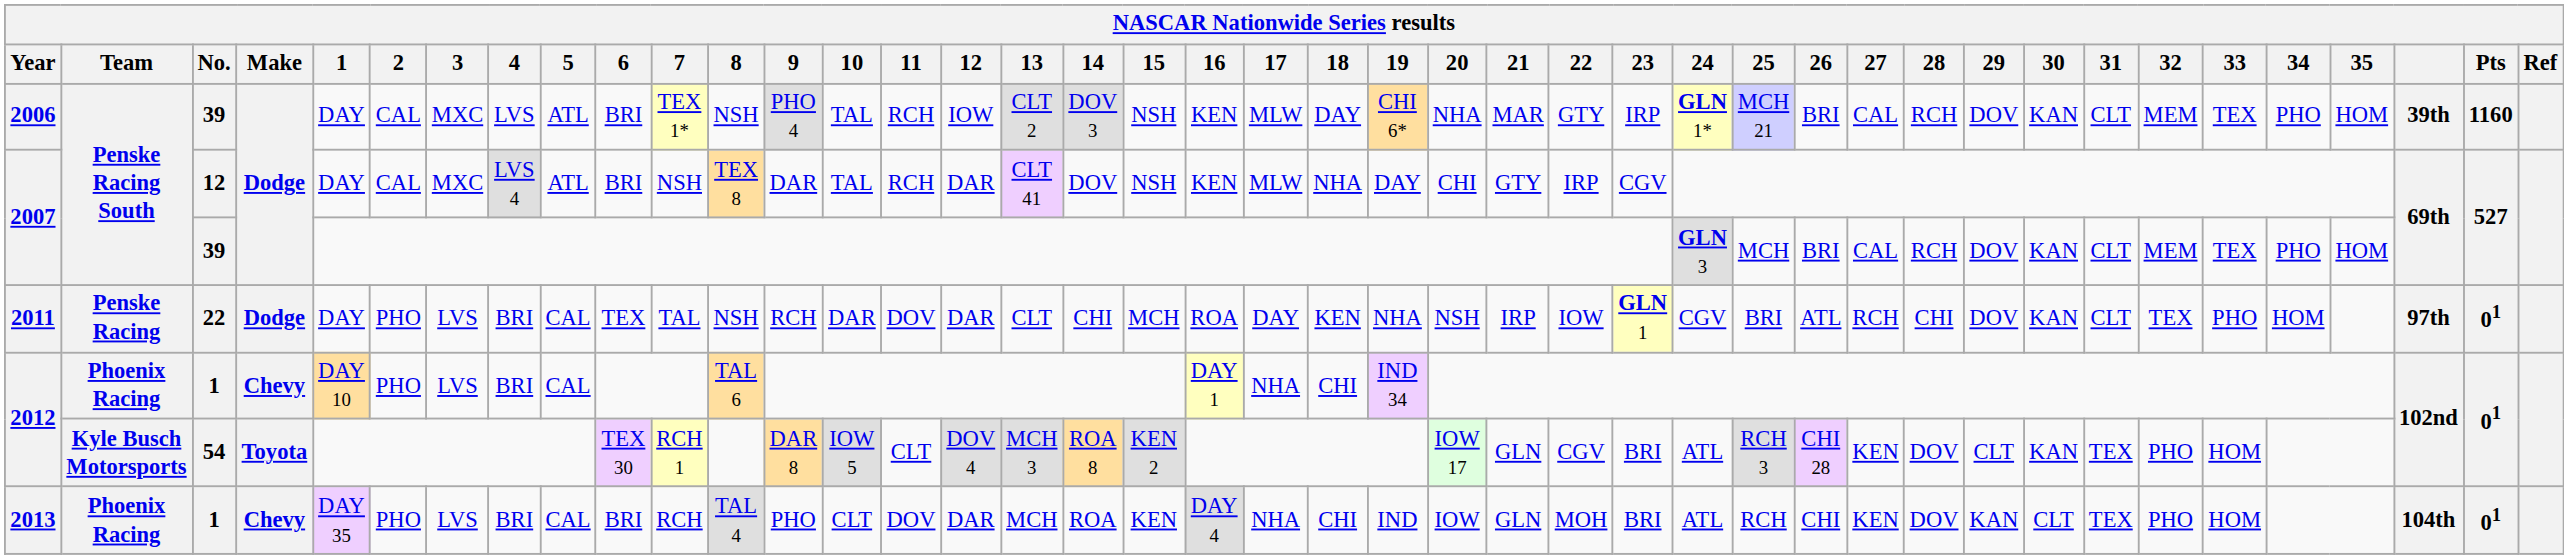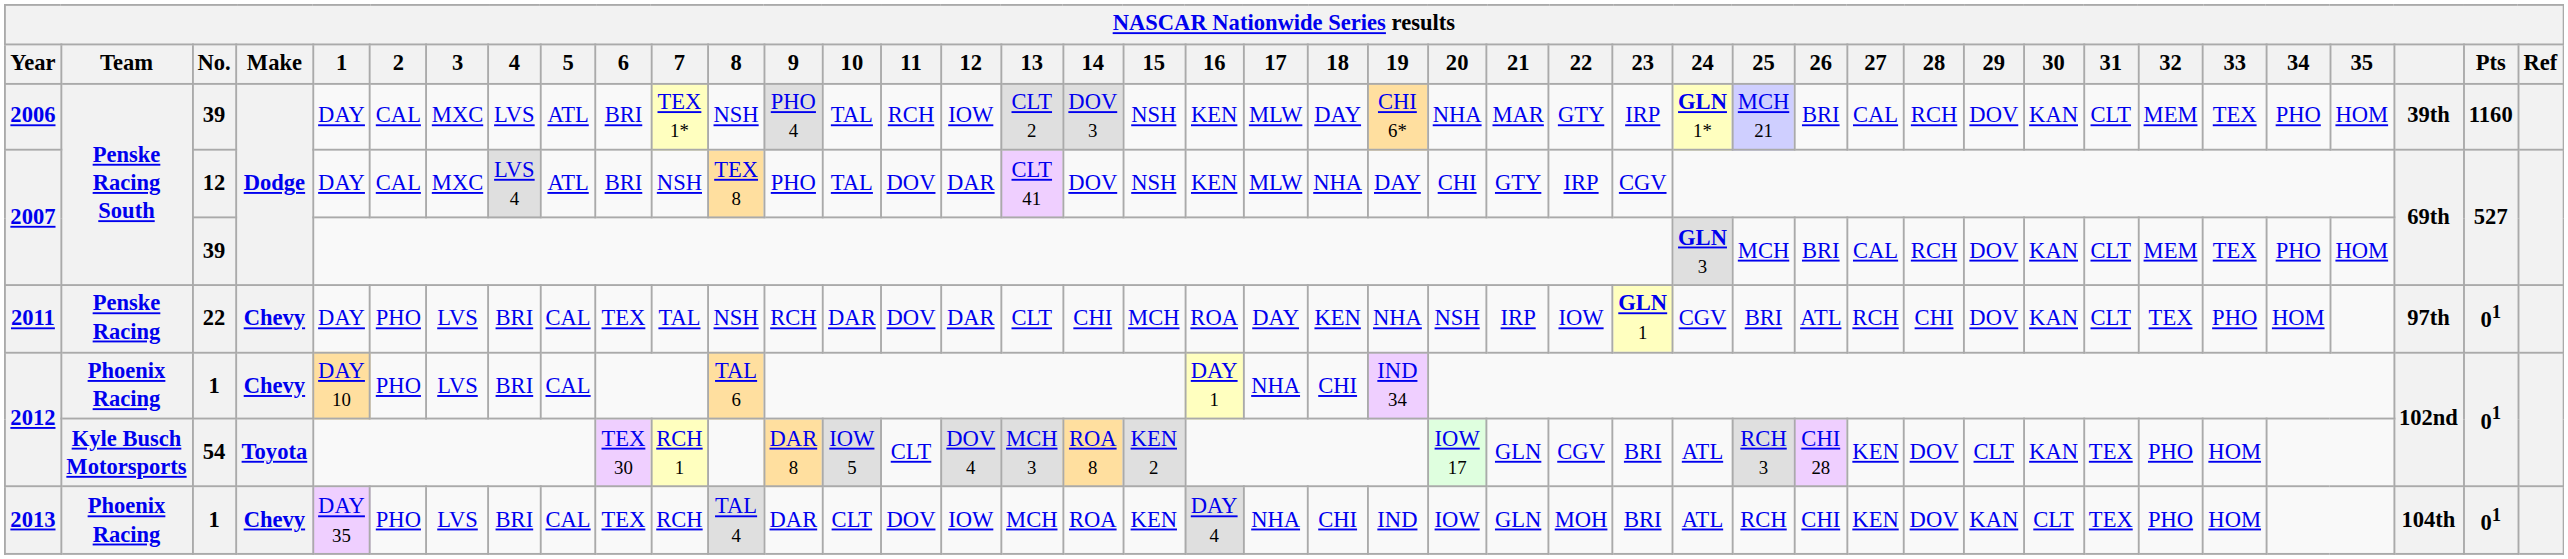(793, 183) DAR -> (793, 183) PHO
(911, 183) RCH -> (911, 183) DOV
(274, 318) Dodge -> (274, 318) Chevy
(623, 519) BRI -> (623, 519) TEX
(793, 519) PHO -> (793, 519) DAR
(971, 519) DAR -> (971, 519) IOW
